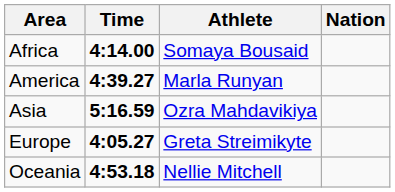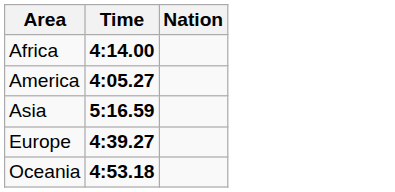- column: (240, 19)
(122, 80) 4:39.27 -> (122, 80) 4:05.27
(122, 141) 4:05.27 -> (122, 141) 4:39.27
